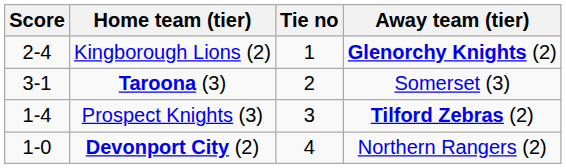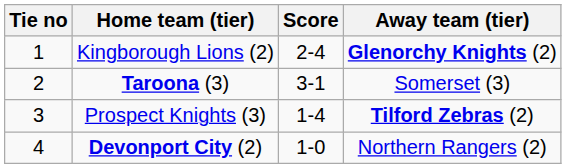columns swapped: (309, 20) <-> (37, 20)
